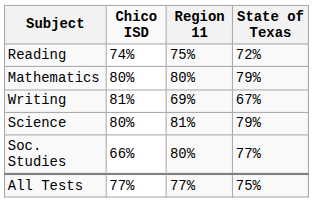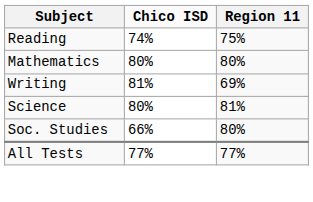- column: (270, 25)
